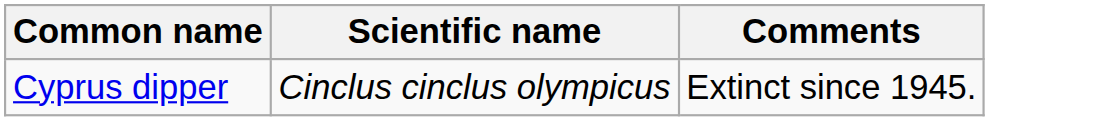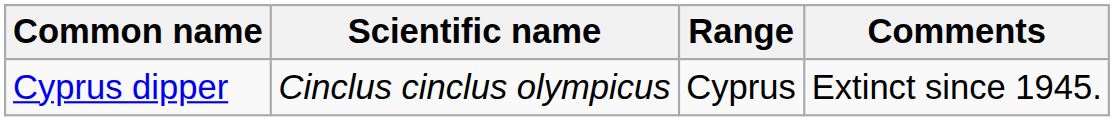+ column: (741, 31)
